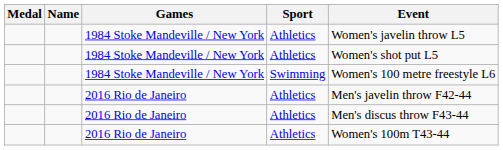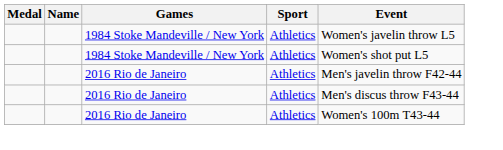- row: (174, 74)
